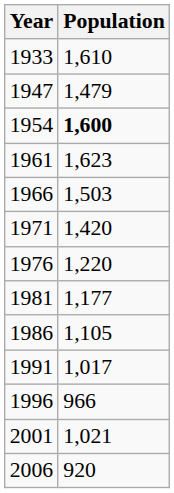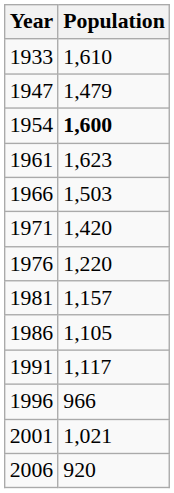(88, 297) 1,177 -> (88, 297) 1,157
(88, 366) 1,017 -> (87, 366) 1,117
